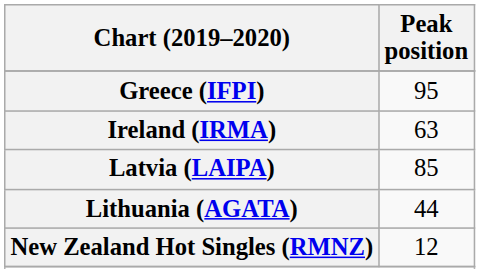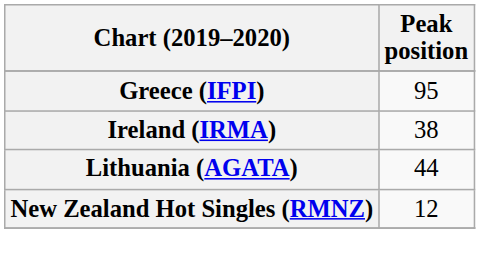(426, 129) 63 -> (426, 129) 38
- row: (192, 168)
